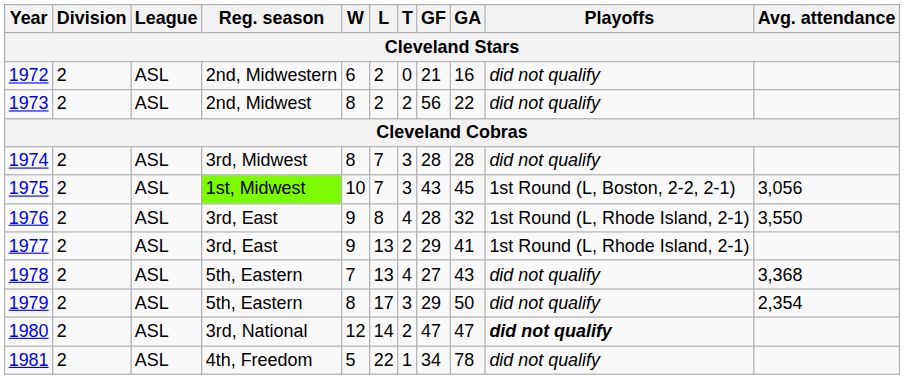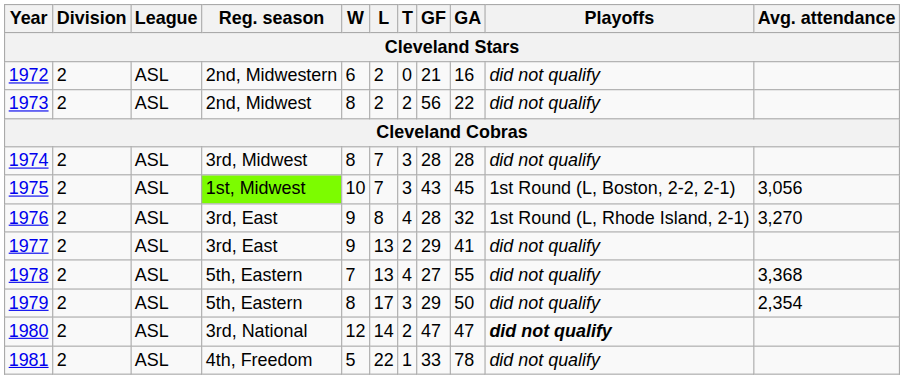(780, 217) 3,550 -> (780, 217) 3,270
(619, 246) 1st Round (L, Rhode Island, 2-1) -> (545, 246) did not qualify
(464, 274) 43 -> (464, 274) 55
(431, 359) 34 -> (431, 359) 33
